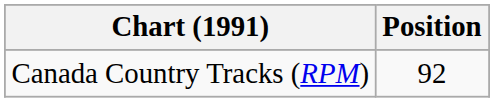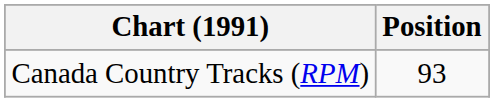(432, 73) 92 -> (432, 73) 93
